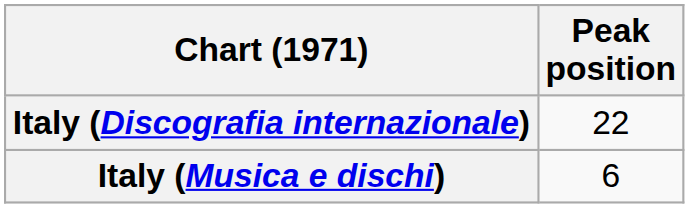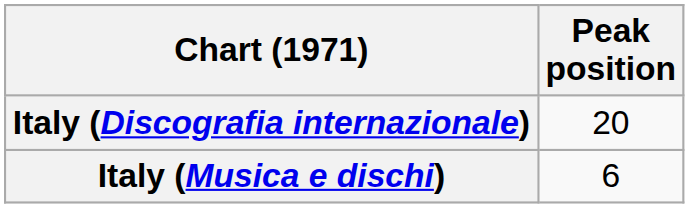(611, 122) 22 -> (611, 122) 20
